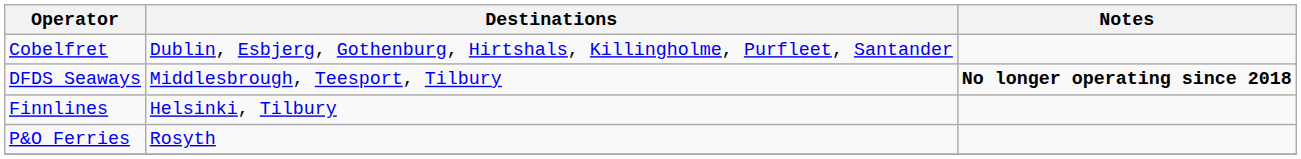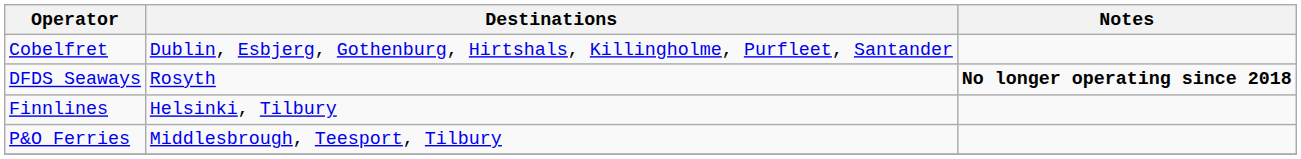(326, 79) Middlesbrough, Teesport, Tilbury -> (183, 79) Rosyth
(183, 139) Rosyth -> (326, 139) Middlesbrough, Teesport, Tilbury
